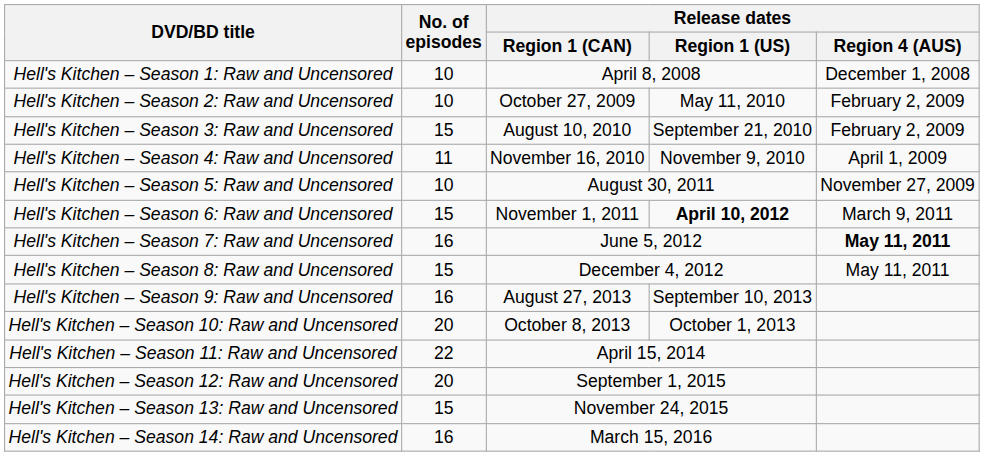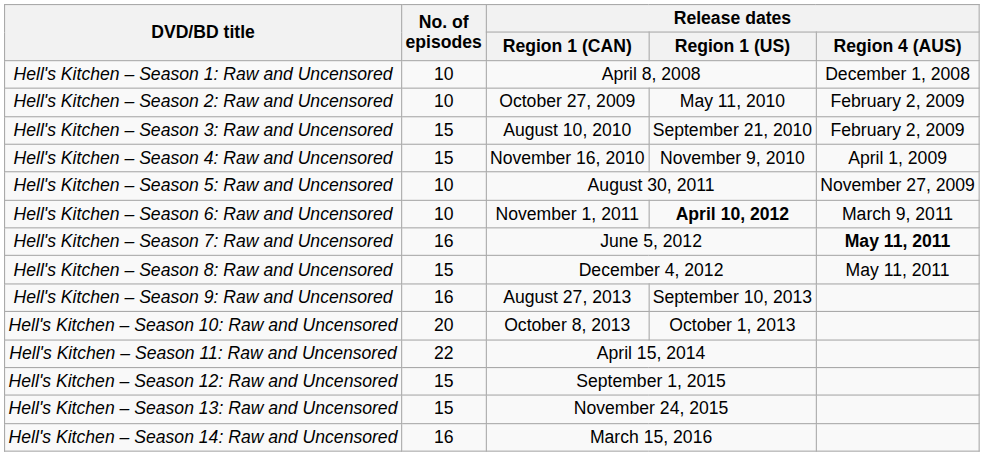(444, 158) 11 -> (444, 158) 15
(444, 213) 15 -> (444, 213) 10
(444, 381) 20 -> (444, 381) 15
